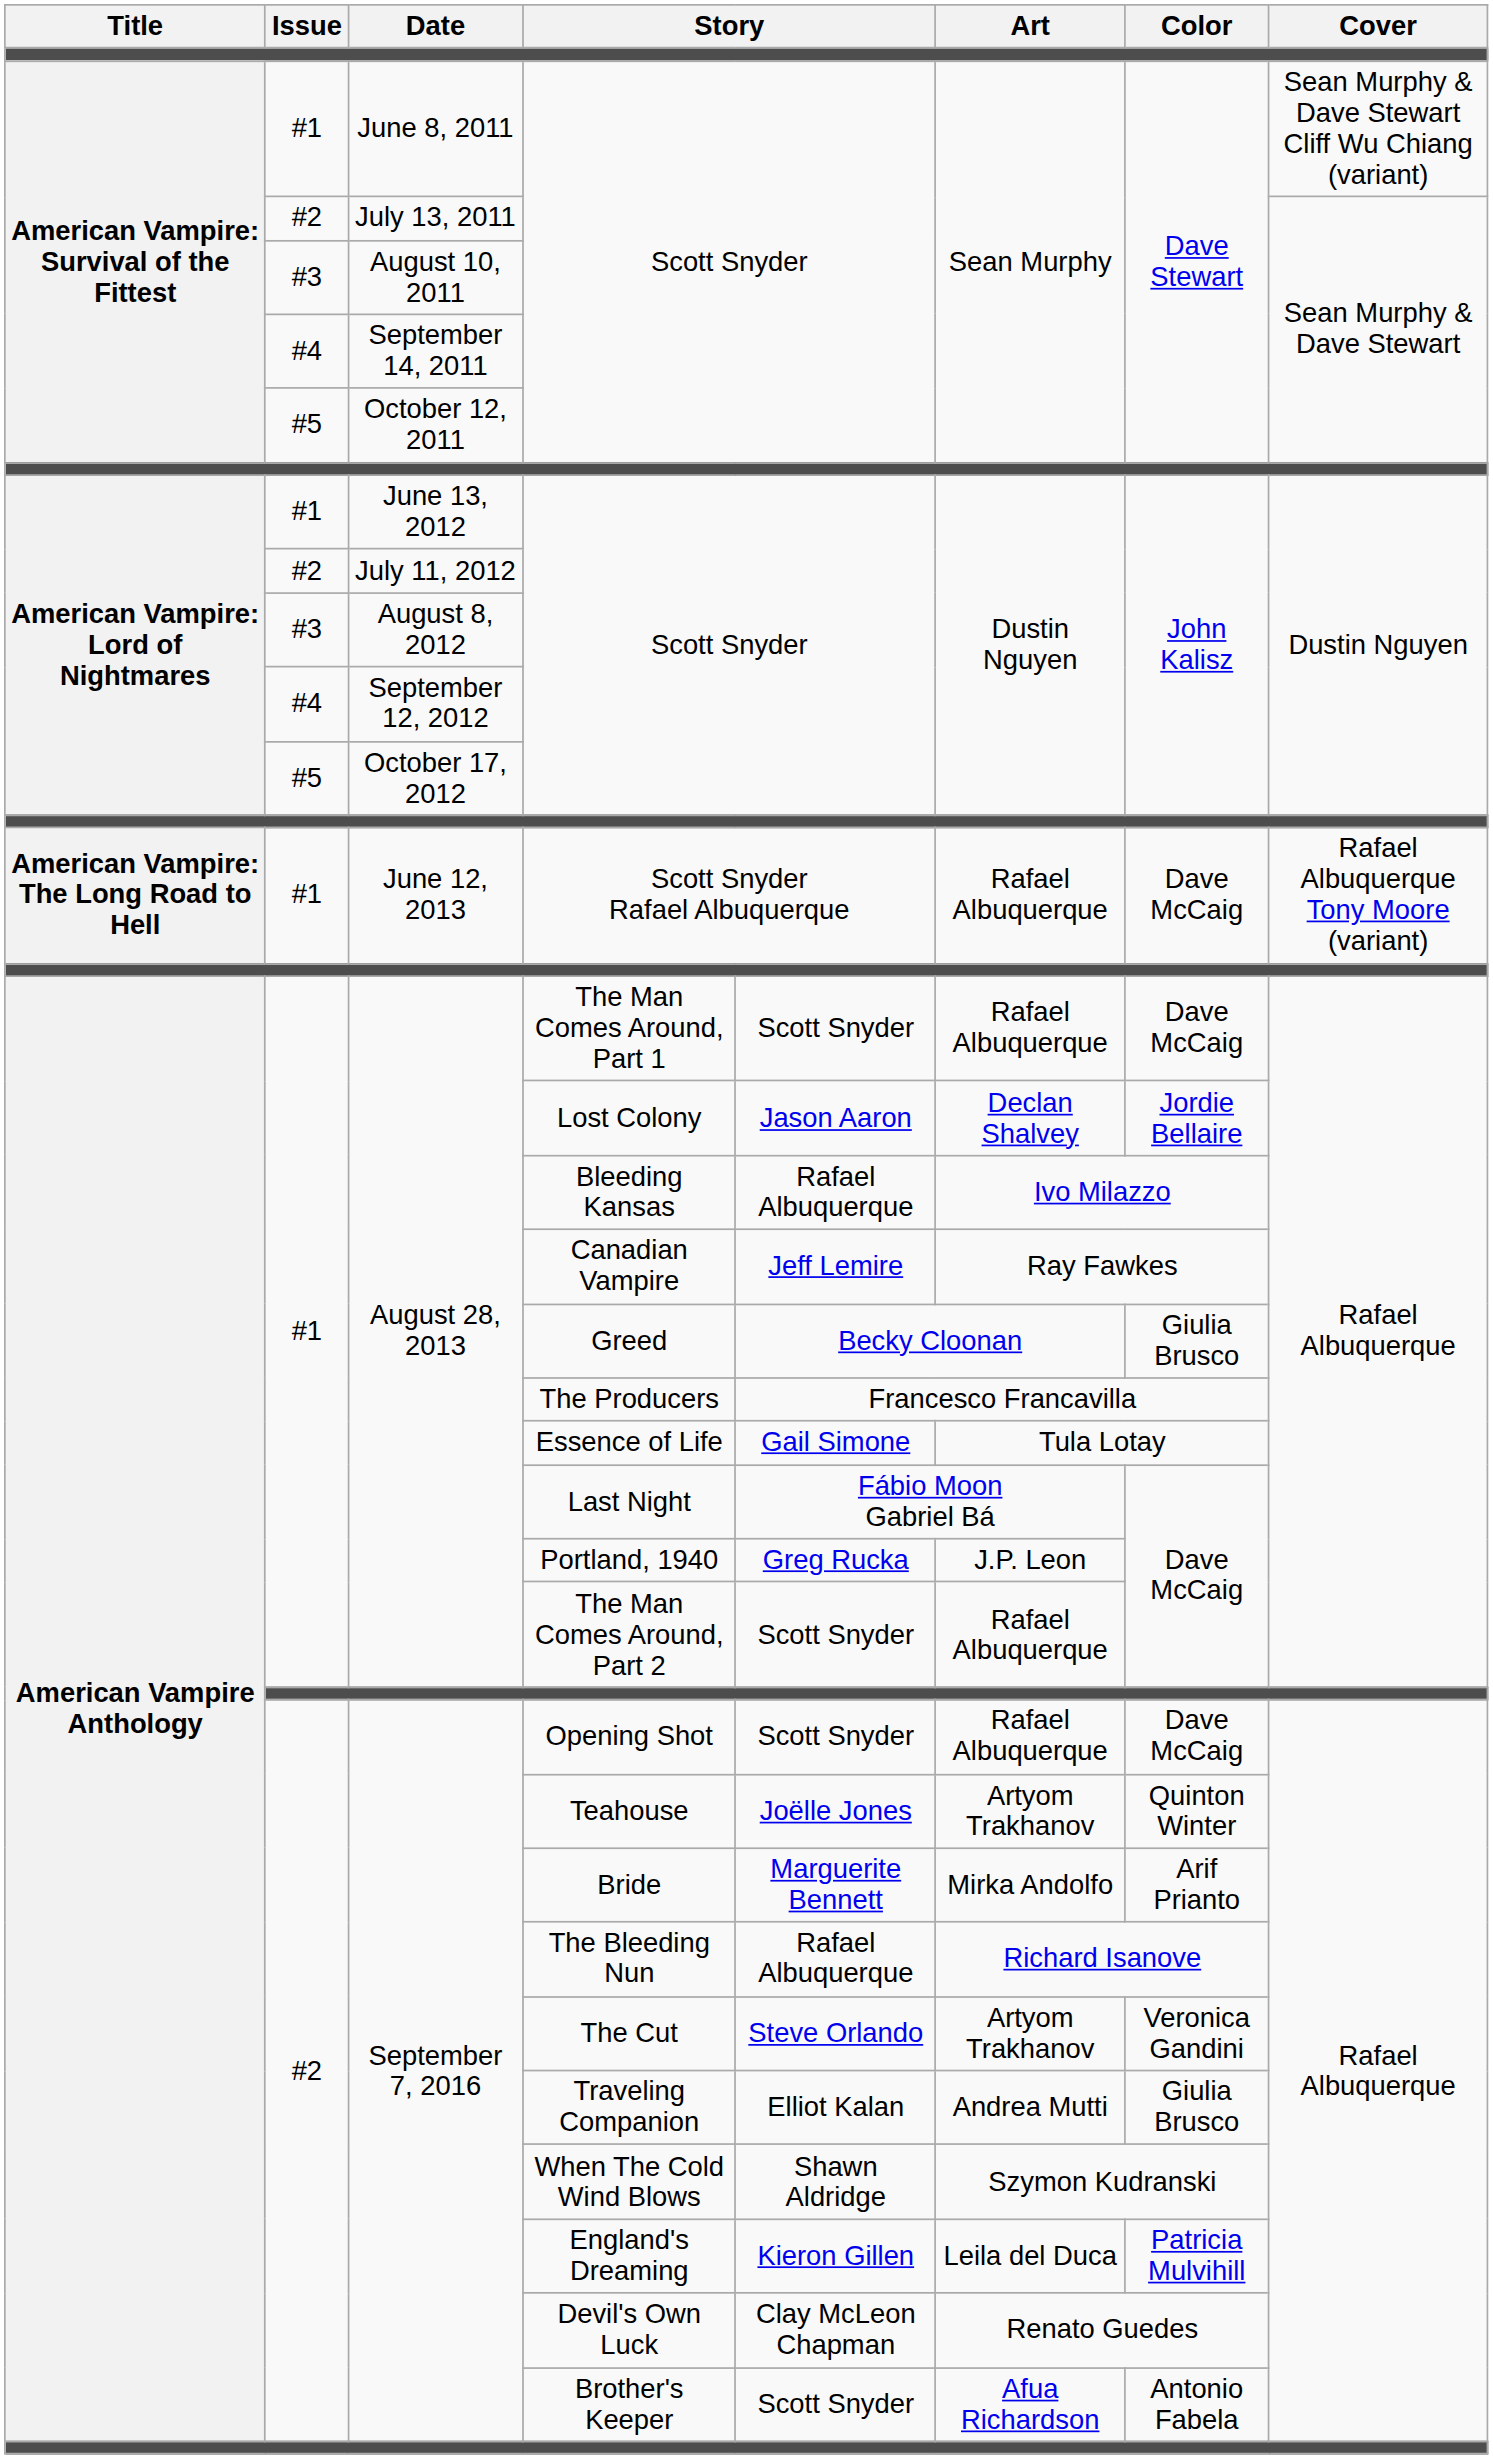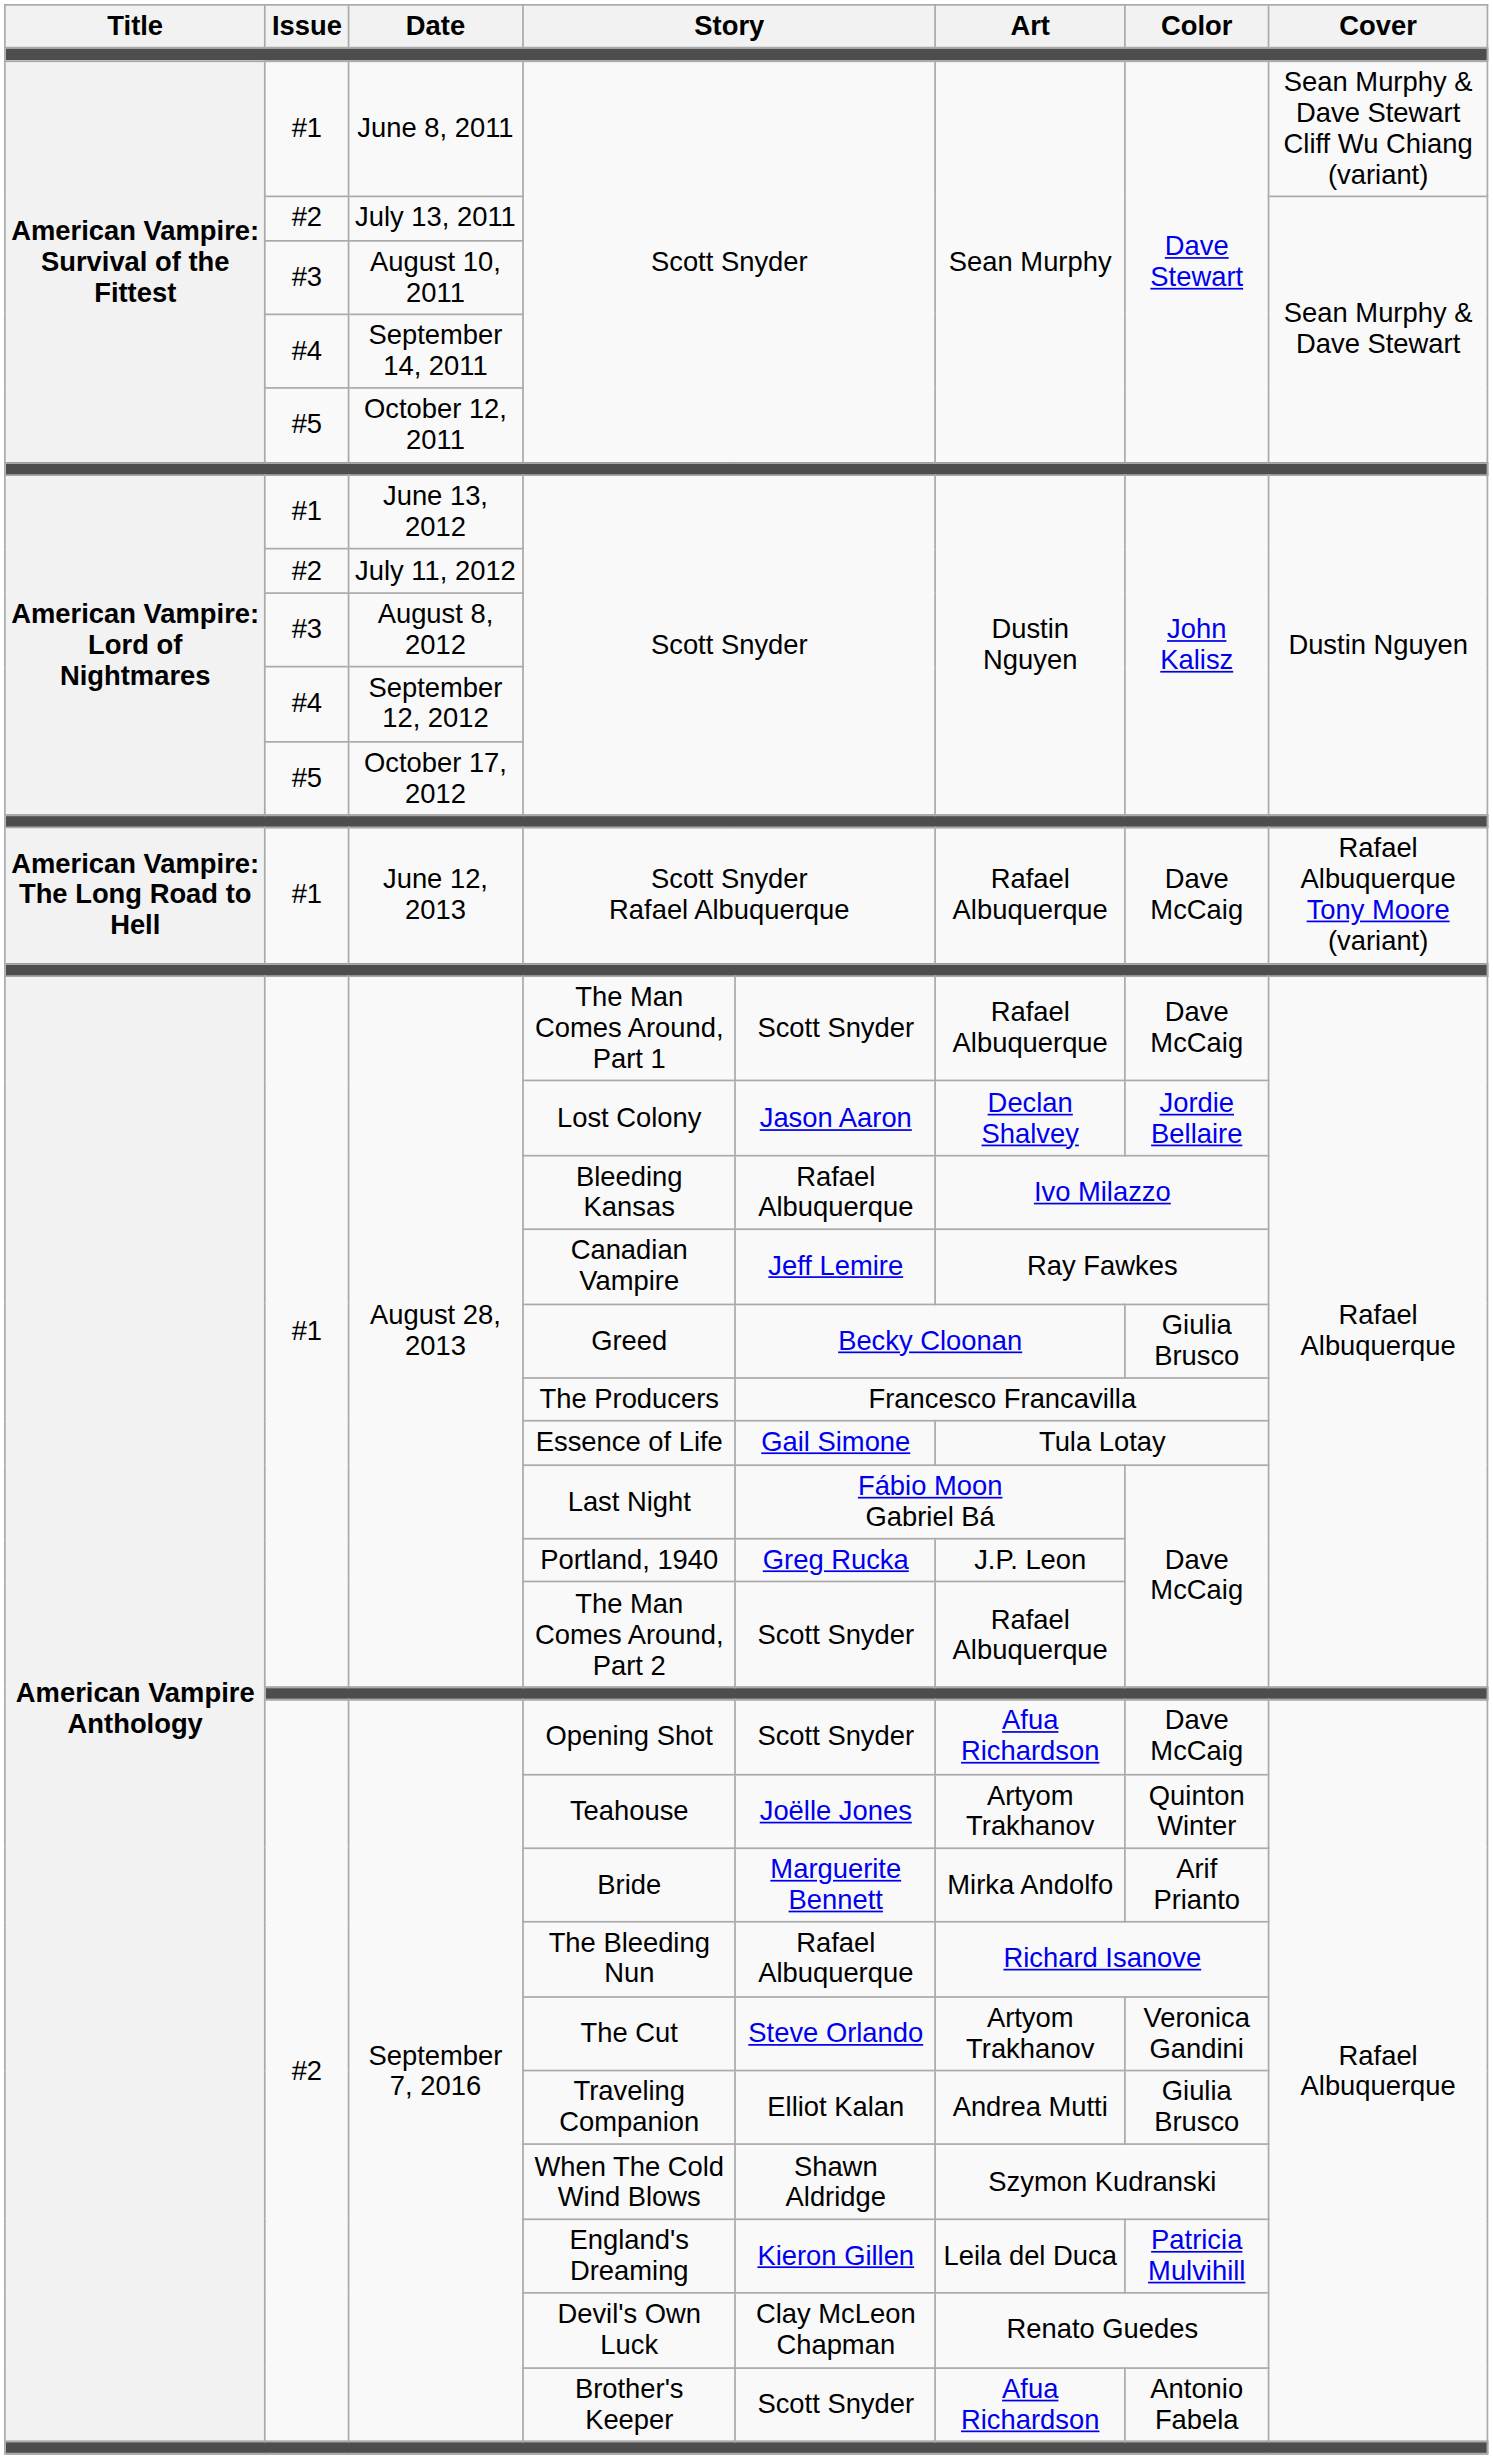(1030, 1736) Rafael Albuquerque -> (1030, 1736) Afua Richardson
